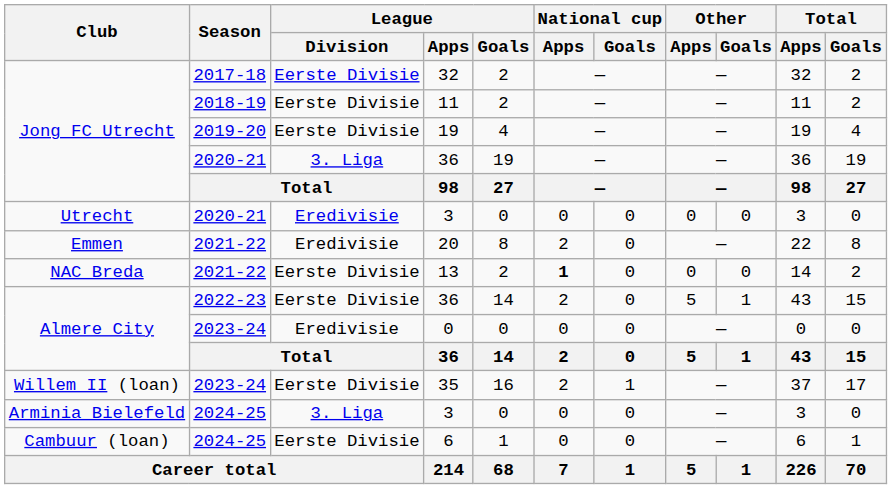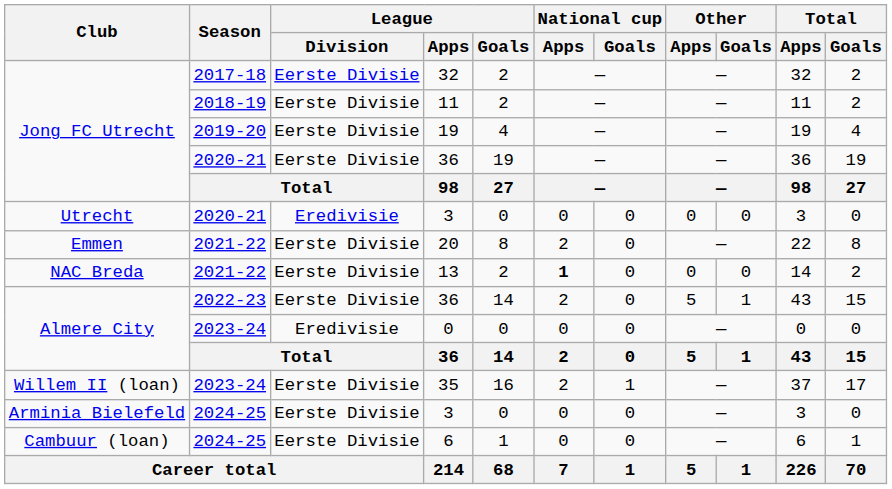(347, 160) 3. Liga -> (347, 160) Eerste Divisie
(347, 244) Eredivisie -> (347, 244) Eerste Divisie
(347, 413) 3. Liga -> (347, 413) Eerste Divisie
